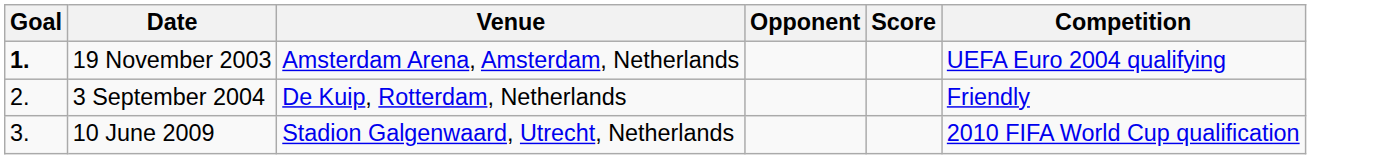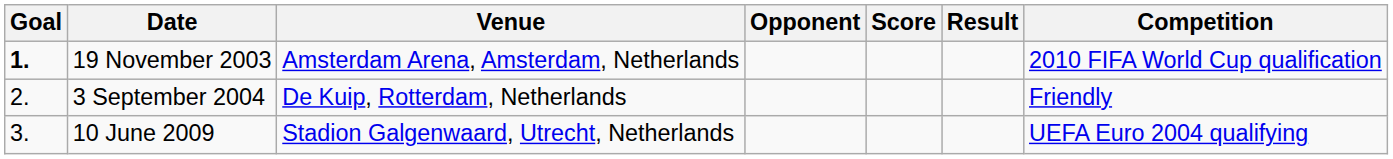+ column: (983, 23)
(1086, 60) UEFA Euro 2004 qualifying -> (1205, 60) 2010 FIFA World Cup qualification
(1123, 134) 2010 FIFA World Cup qualification -> (1169, 134) UEFA Euro 2004 qualifying
